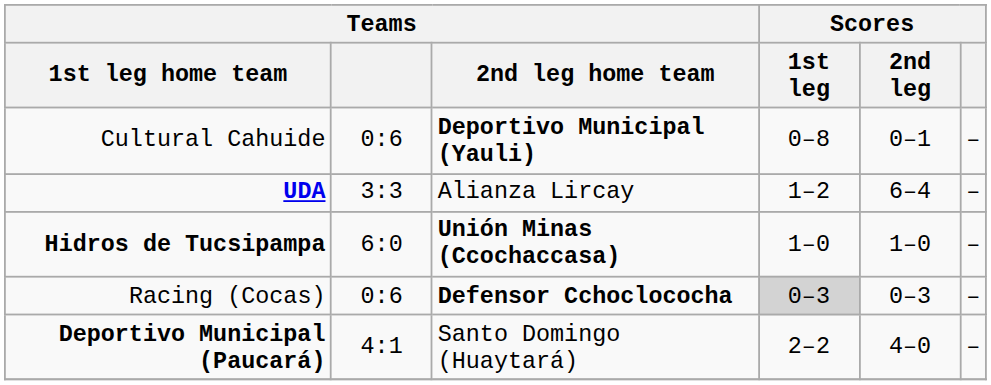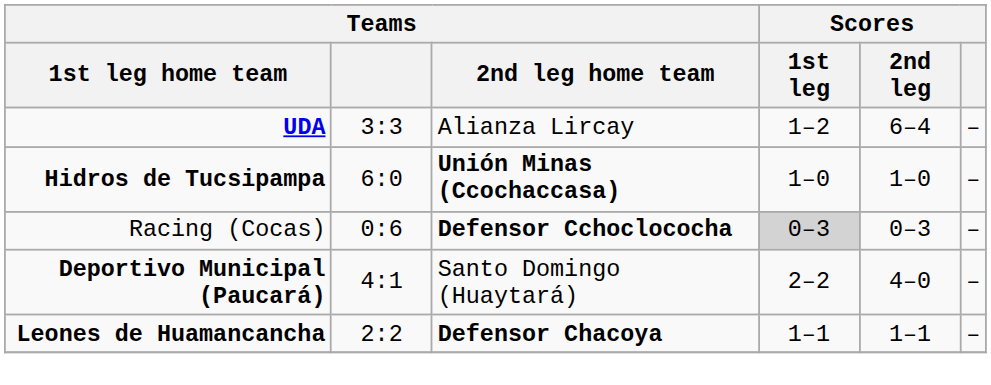- row: (213, 141)
+ row: (171, 334)
